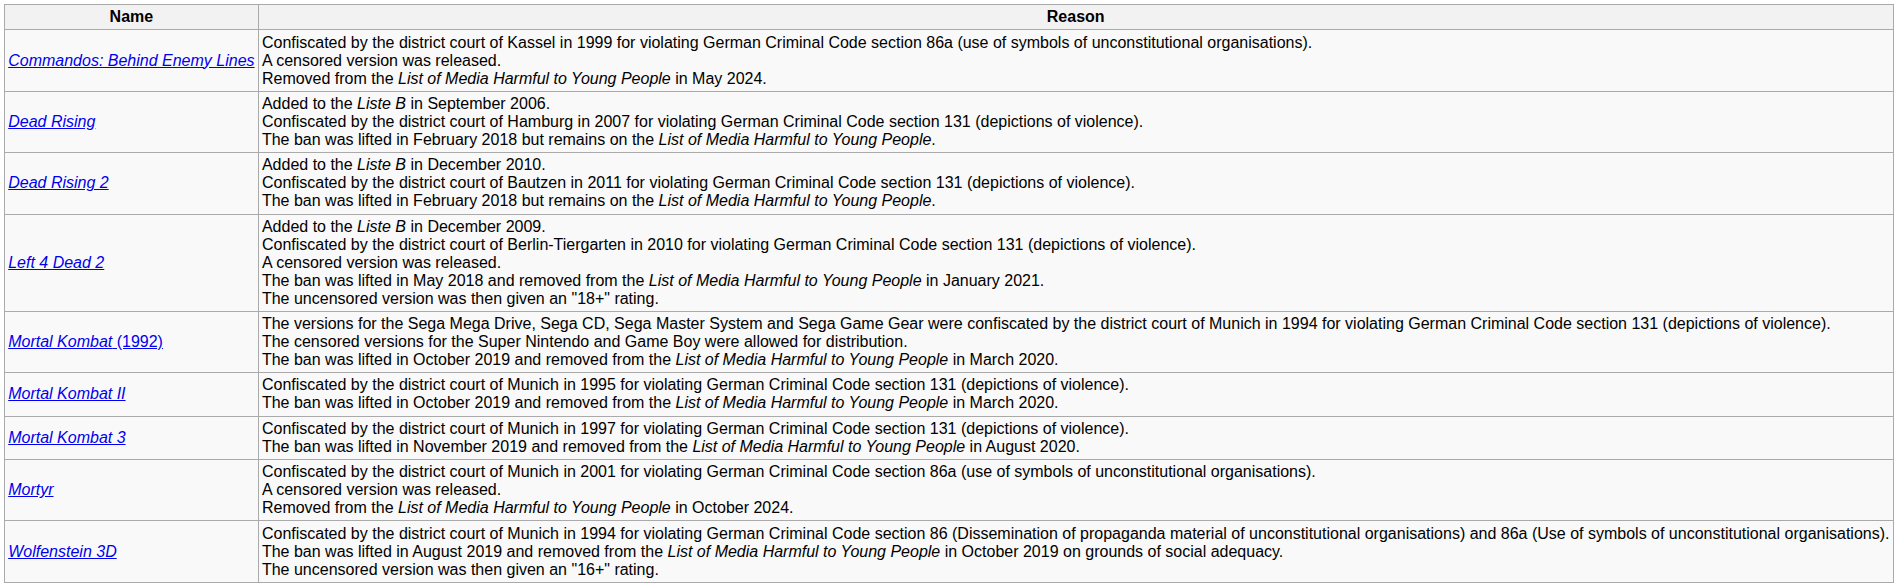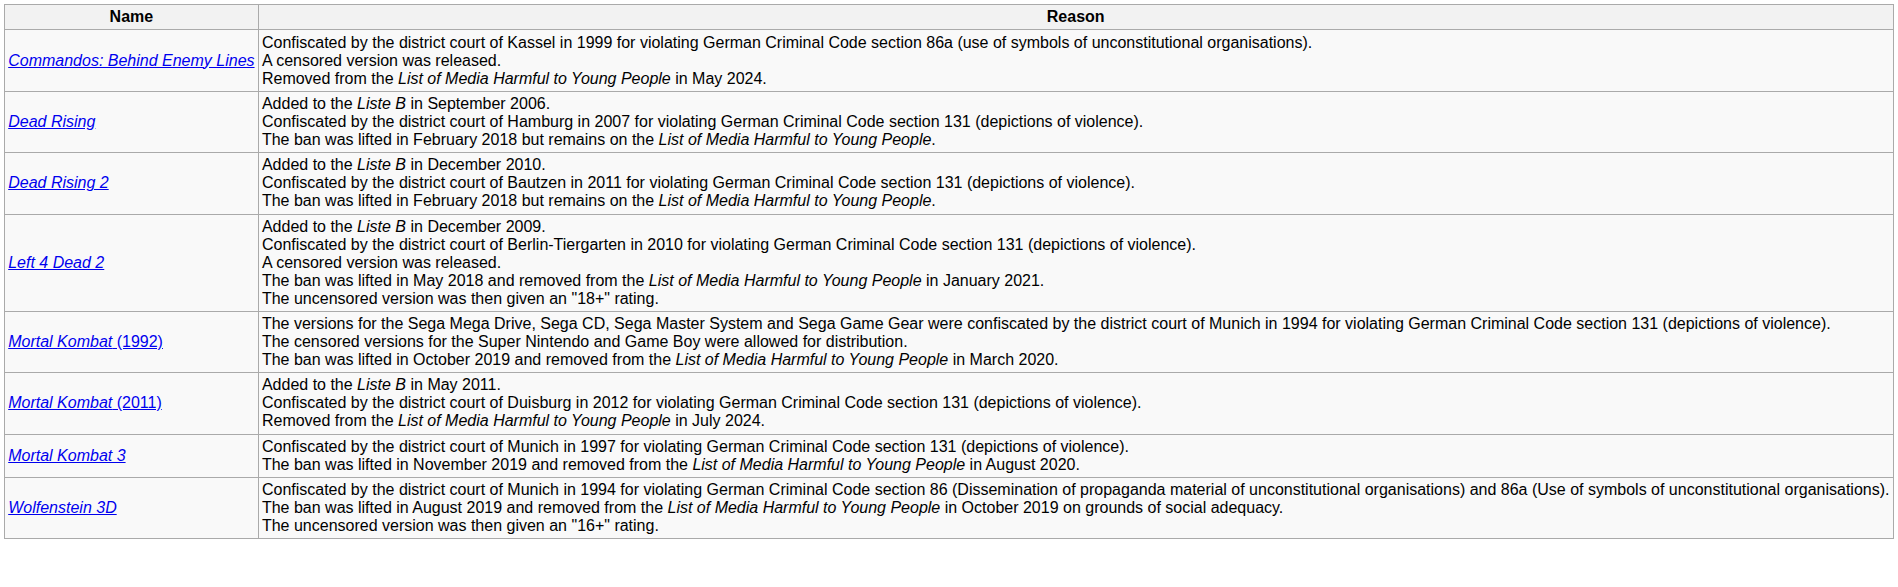+ row: (85, 403)
- row: (67, 394)
- row: (31, 490)
